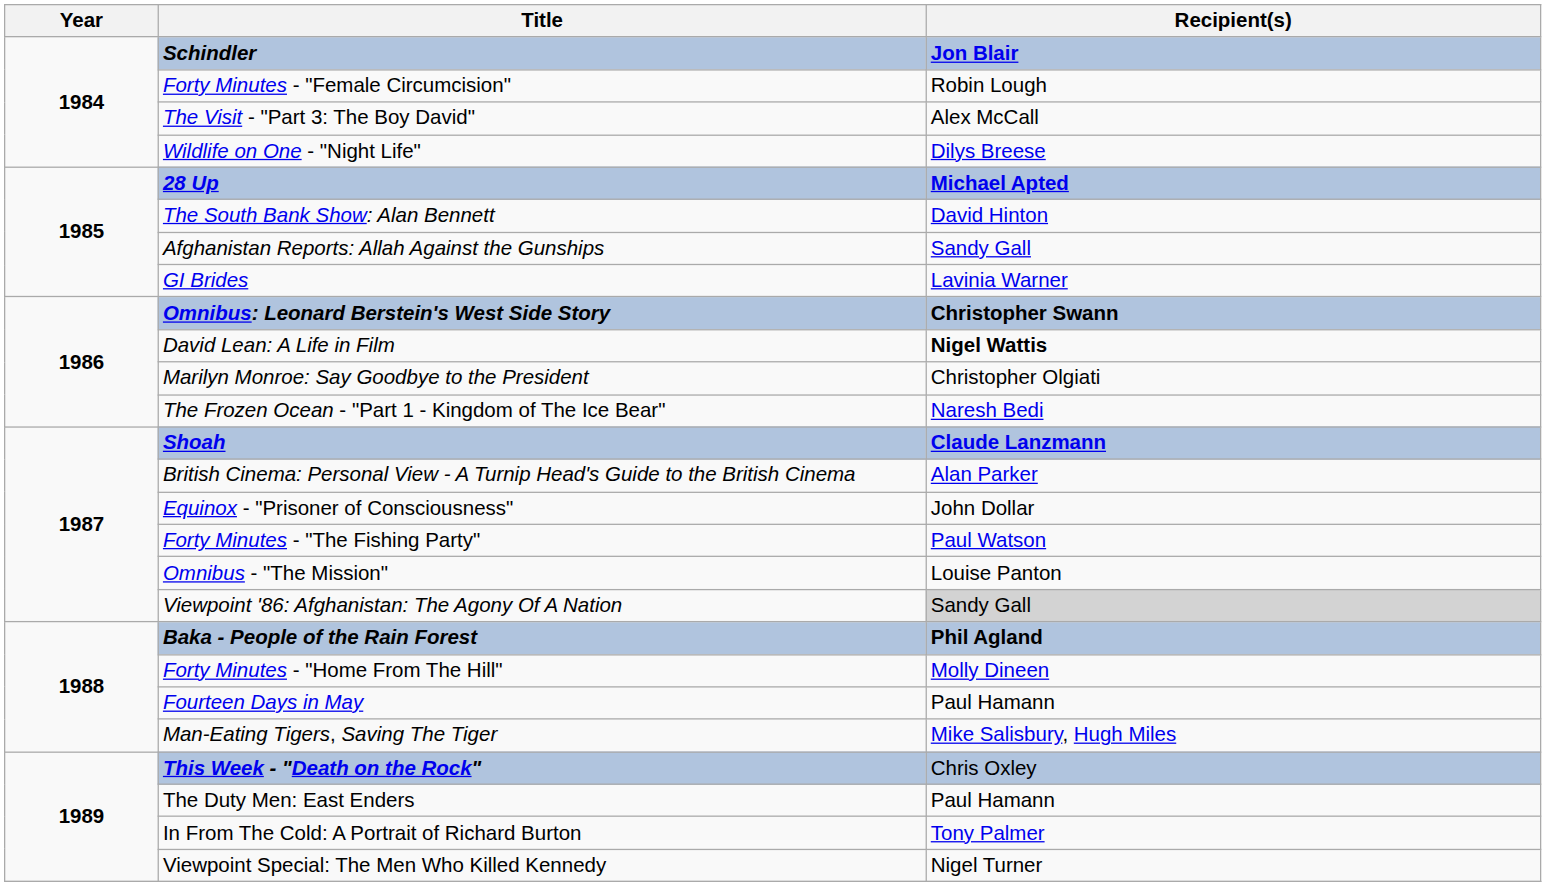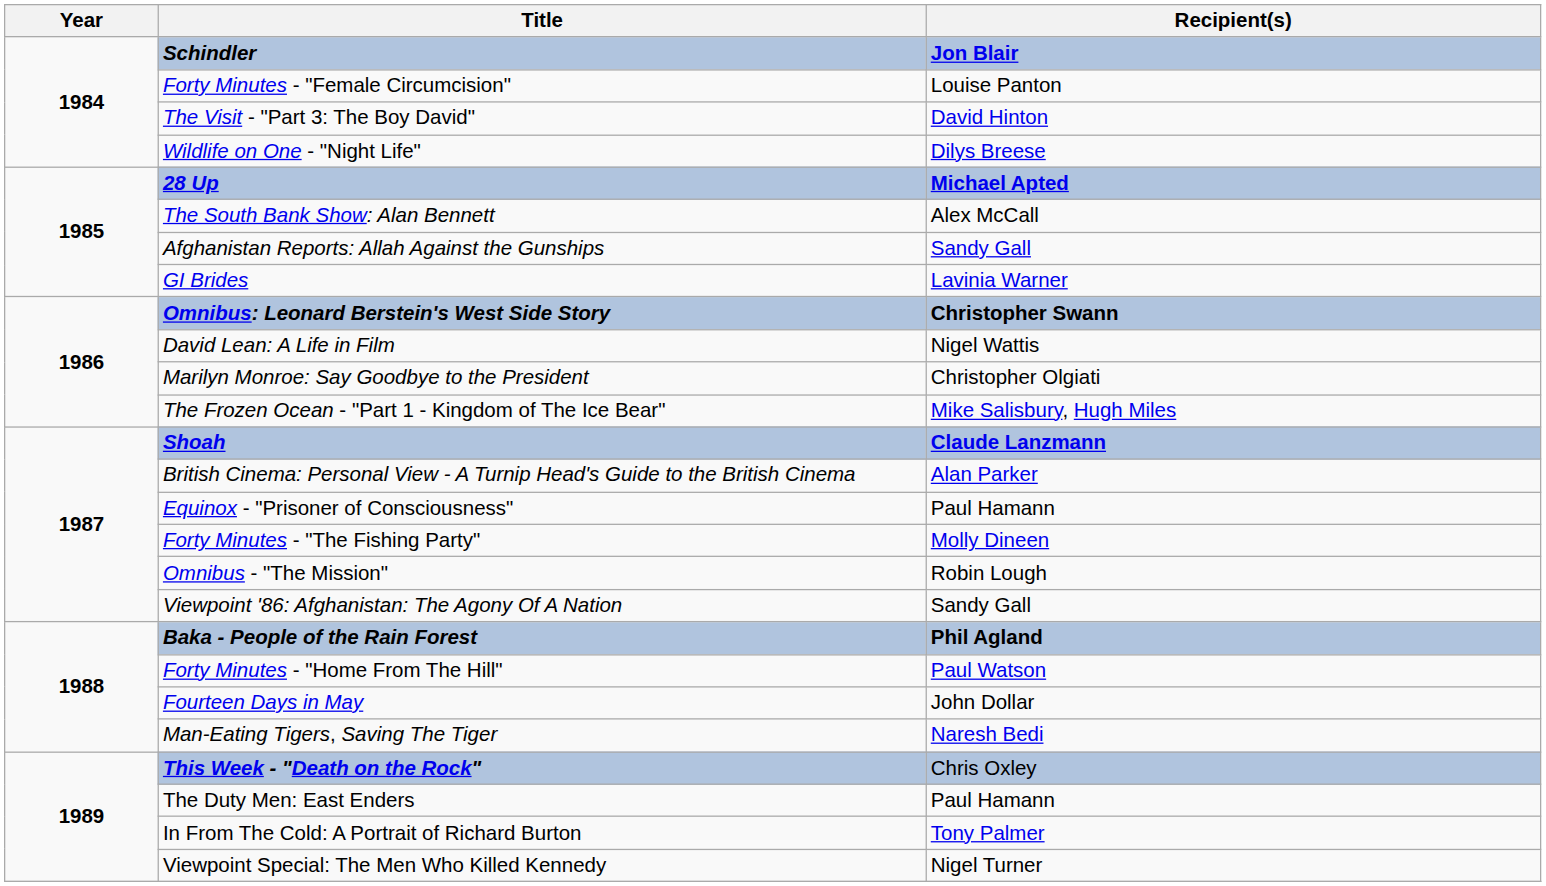(989, 85) Robin Lough -> (996, 85) Louise Panton
(985, 118) Alex McCall -> (989, 118) David Hinton
(989, 215) David Hinton -> (985, 215) Alex McCall
(989, 345) bold -> (985, 345) normal
(987, 410) Naresh Bedi -> (1054, 410) Mike Salisbury, Hugh Miles
(983, 507) John Dollar -> (993, 507) Paul Hamann
(988, 540) Paul Watson -> (990, 540) Molly Dineen
(996, 572) Louise Panton -> (989, 572) Robin Lough
(981, 605) lightgrey background -> (981, 605) no background
(990, 670) Molly Dineen -> (988, 670) Paul Watson
(993, 702) Paul Hamann -> (983, 702) John Dollar
(1054, 735) Mike Salisbury, Hugh Miles -> (987, 735) Naresh Bedi
